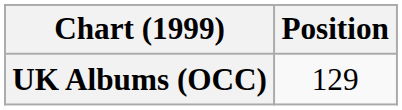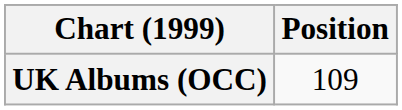(335, 78) 129 -> (335, 78) 109
